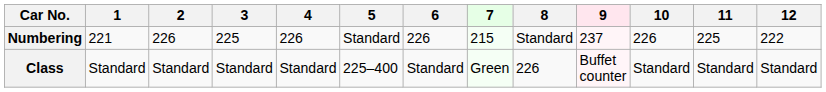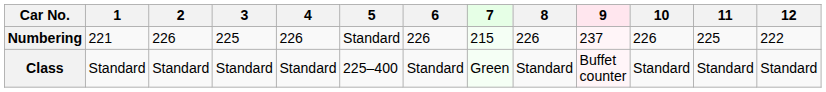(544, 37) Standard -> (528, 37) 226
(528, 68) 226 -> (544, 68) Standard
